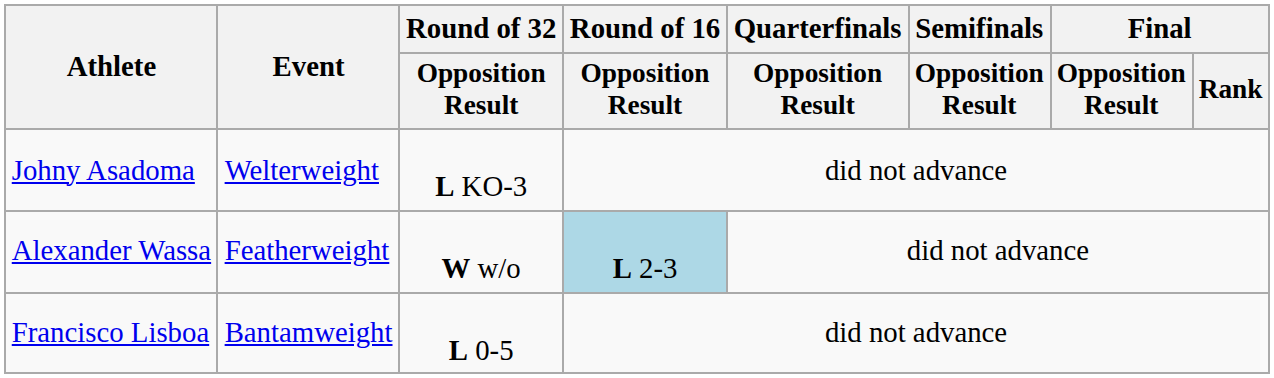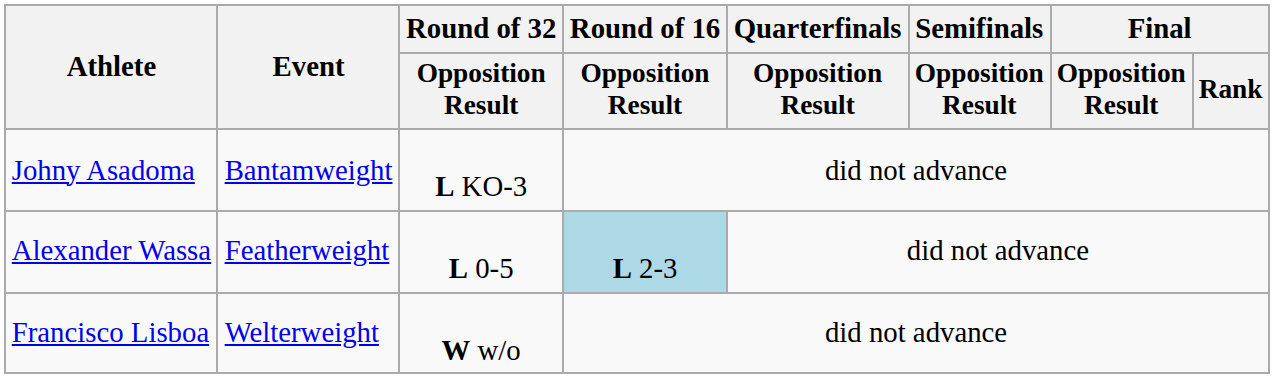(302, 170) Welterweight -> (309, 170) Bantamweight
(481, 268) W w/o -> (481, 268) L 0-5
(309, 333) Bantamweight -> (302, 333) Welterweight
(481, 350) L 0-5 -> (481, 350) W w/o
